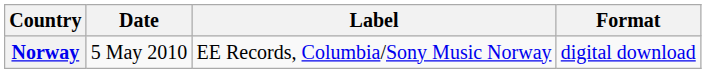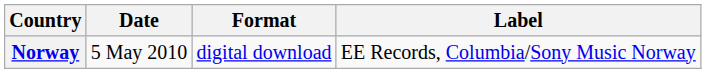columns swapped: (628, 20) <-> (374, 20)
